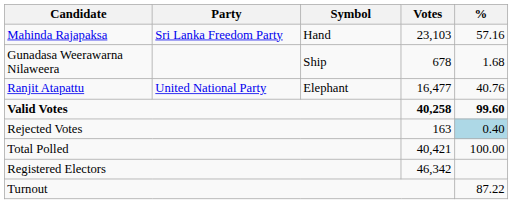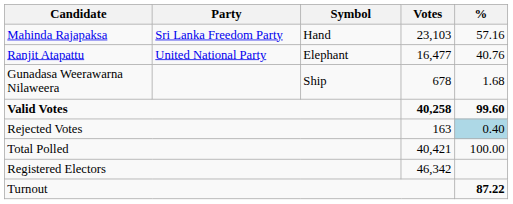rows swapped: (46, 88) <-> (65, 61)
(490, 189) normal -> (490, 189) bold
